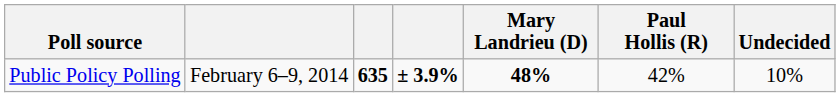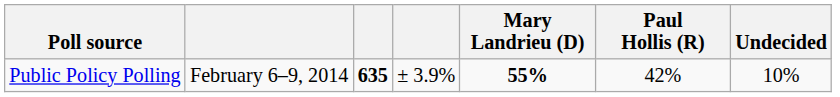(428, 75) bold -> (426, 75) normal
(531, 75) 48% -> (528, 75) 55%
